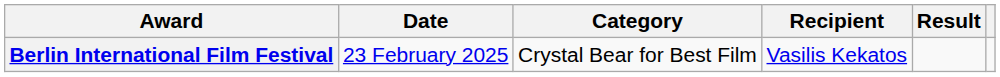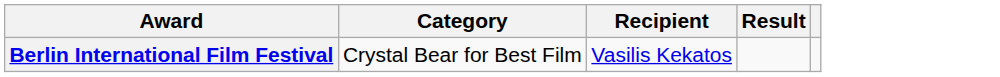- column: (426, 21)
